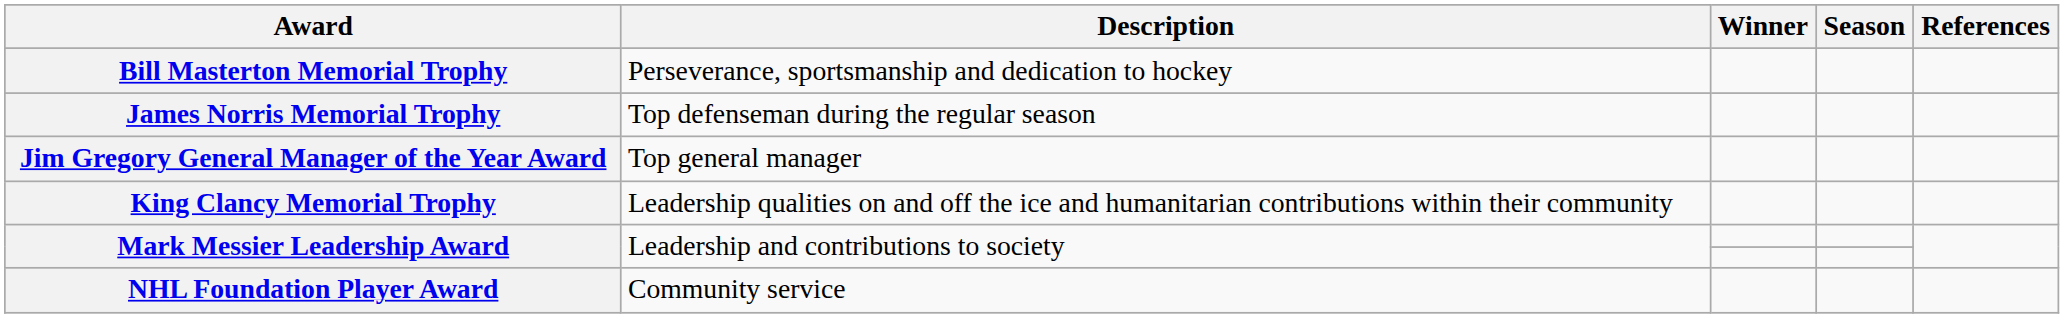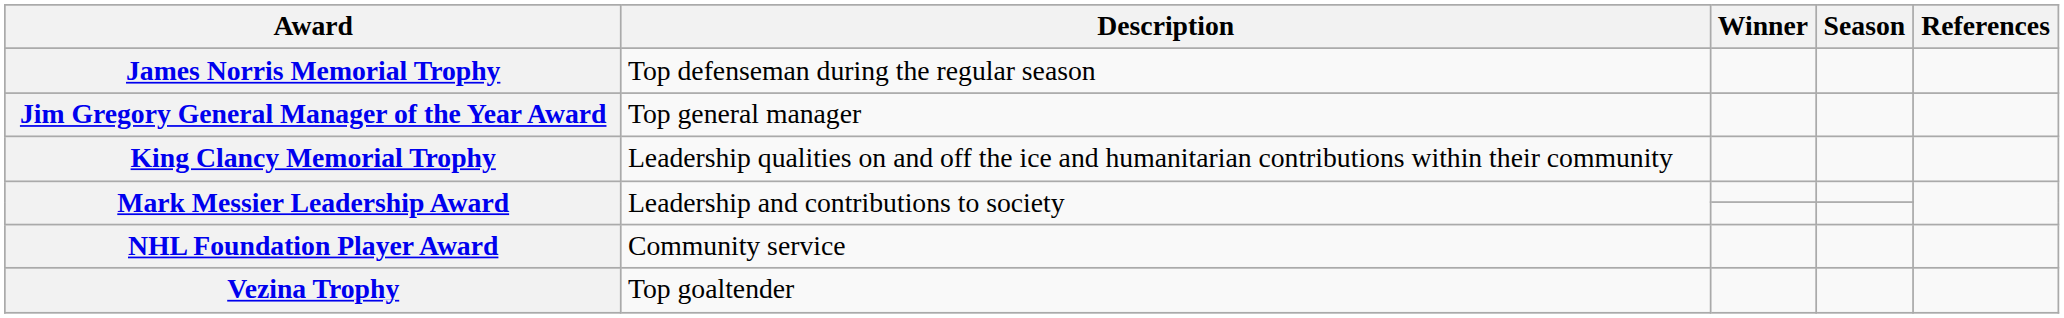- row: (313, 70)
+ row: (313, 289)
